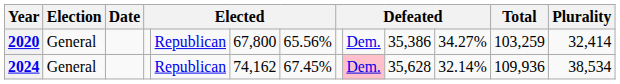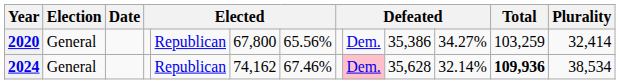(308, 66) 67.45% -> (308, 66) 67.46%
(519, 66) normal -> (519, 66) bold
